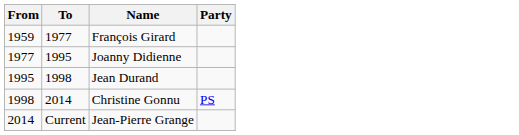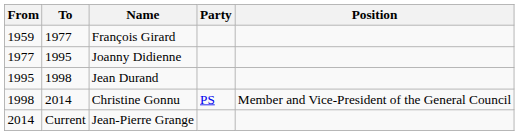+ column: (375, 15)
